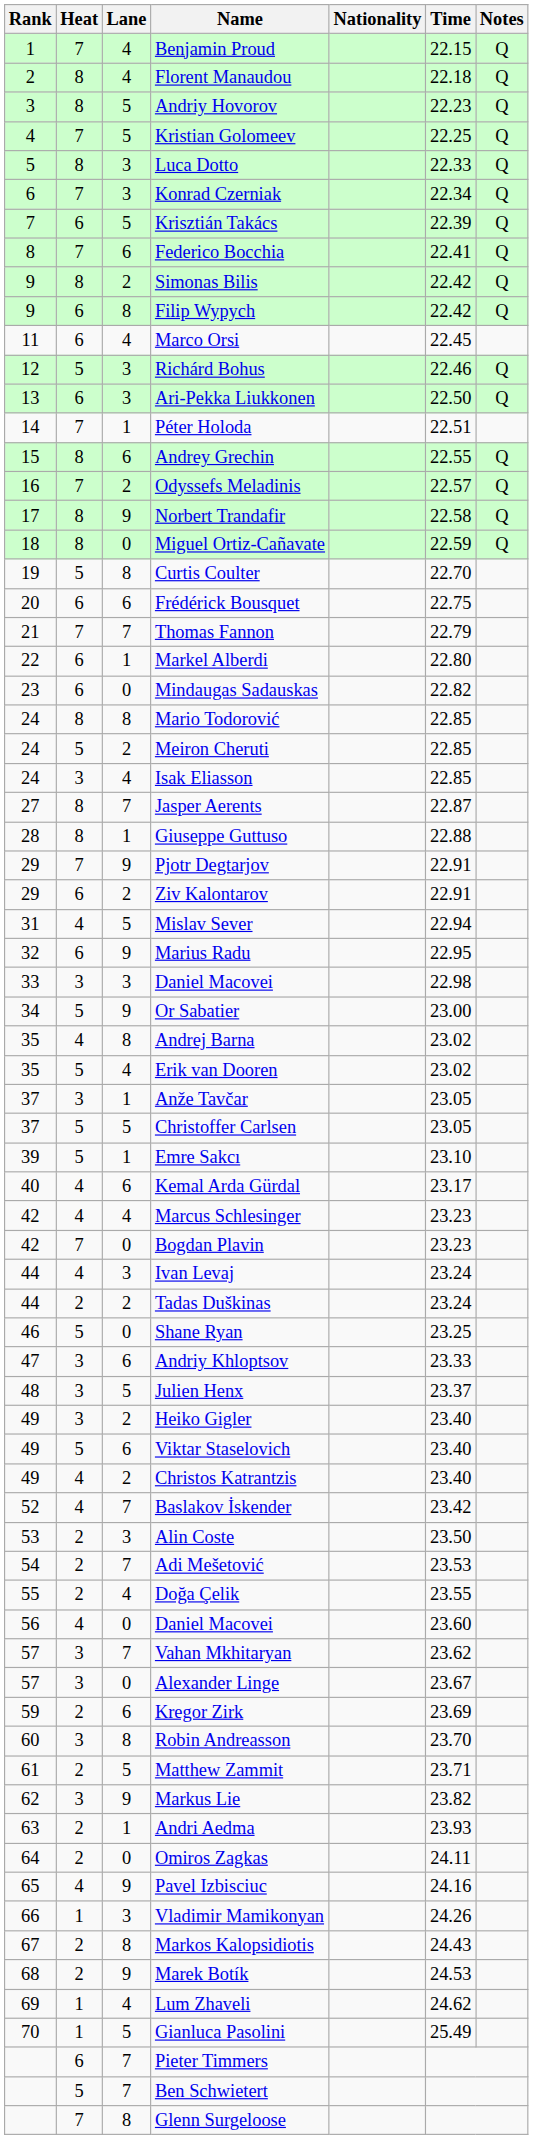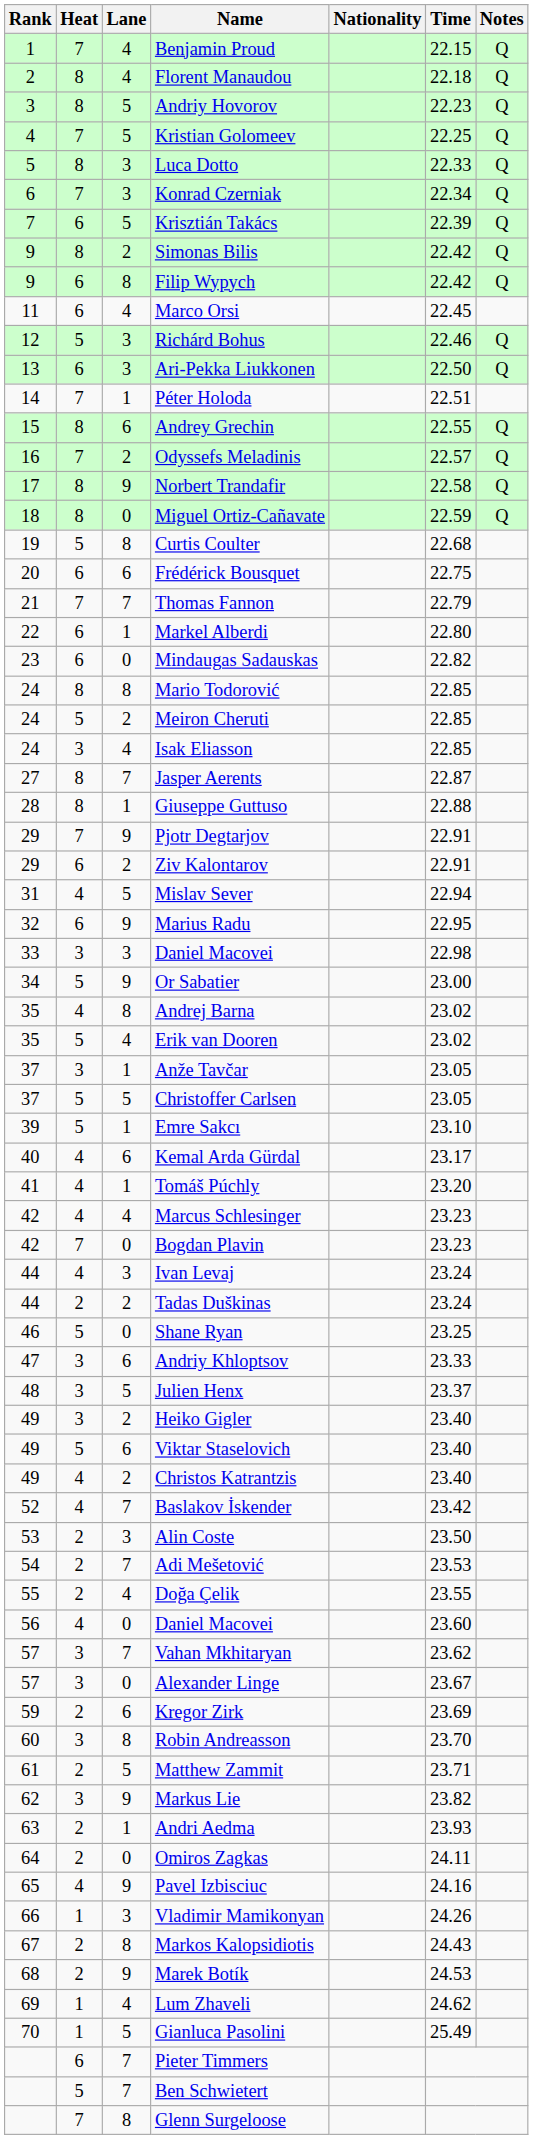- row: (30, 252)
(451, 573) 22.70 -> (451, 544) 22.68
+ row: (30, 1186)
